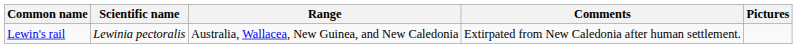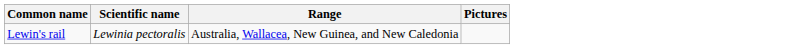- column: (602, 14)
